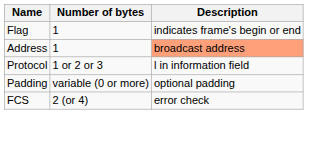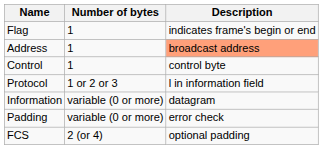+ row: (25, 65)
+ row: (35, 100)
(194, 83) optional padding -> (196, 118) error check
(182, 100) error check -> (209, 135) optional padding
